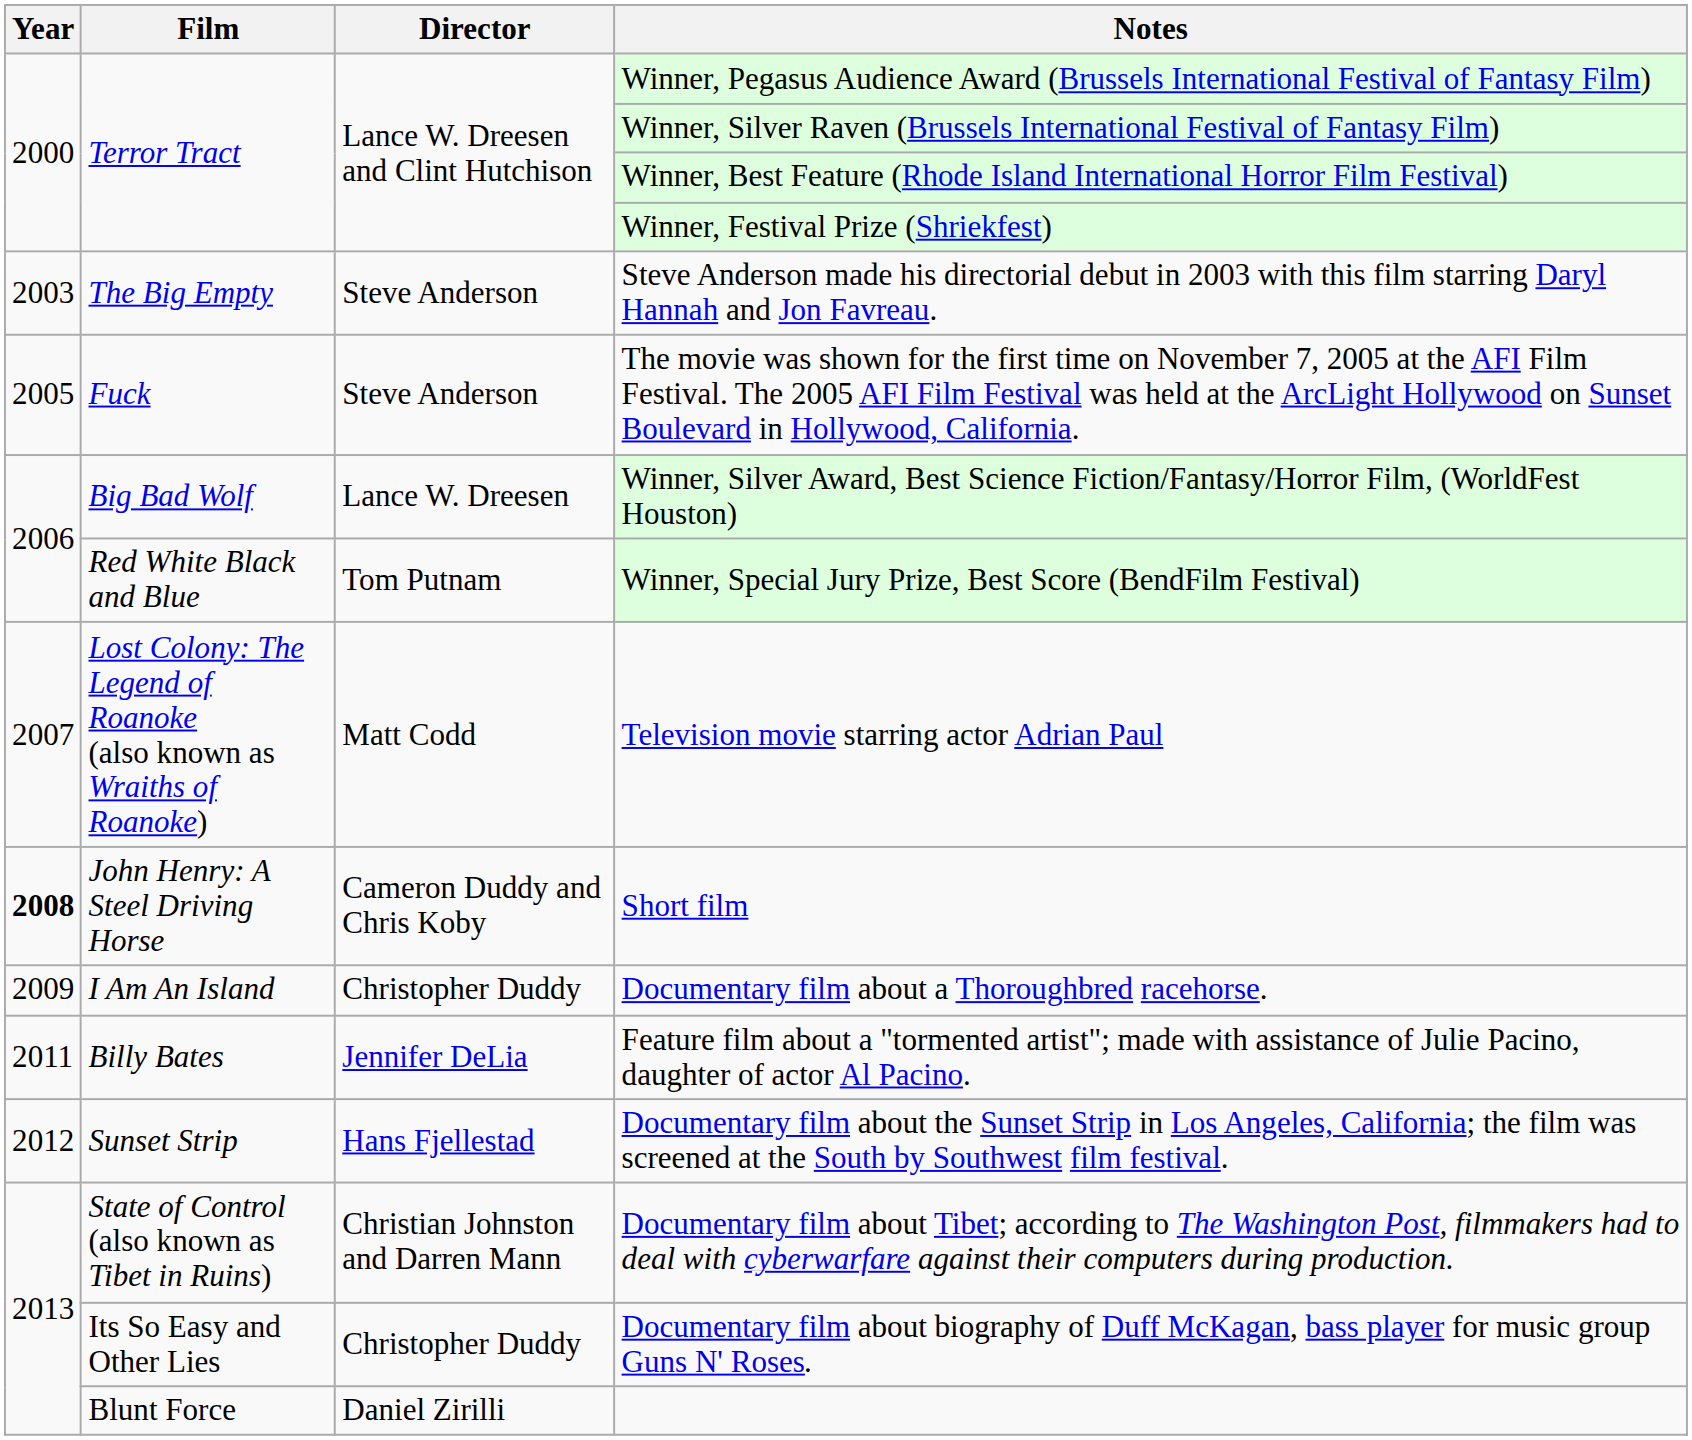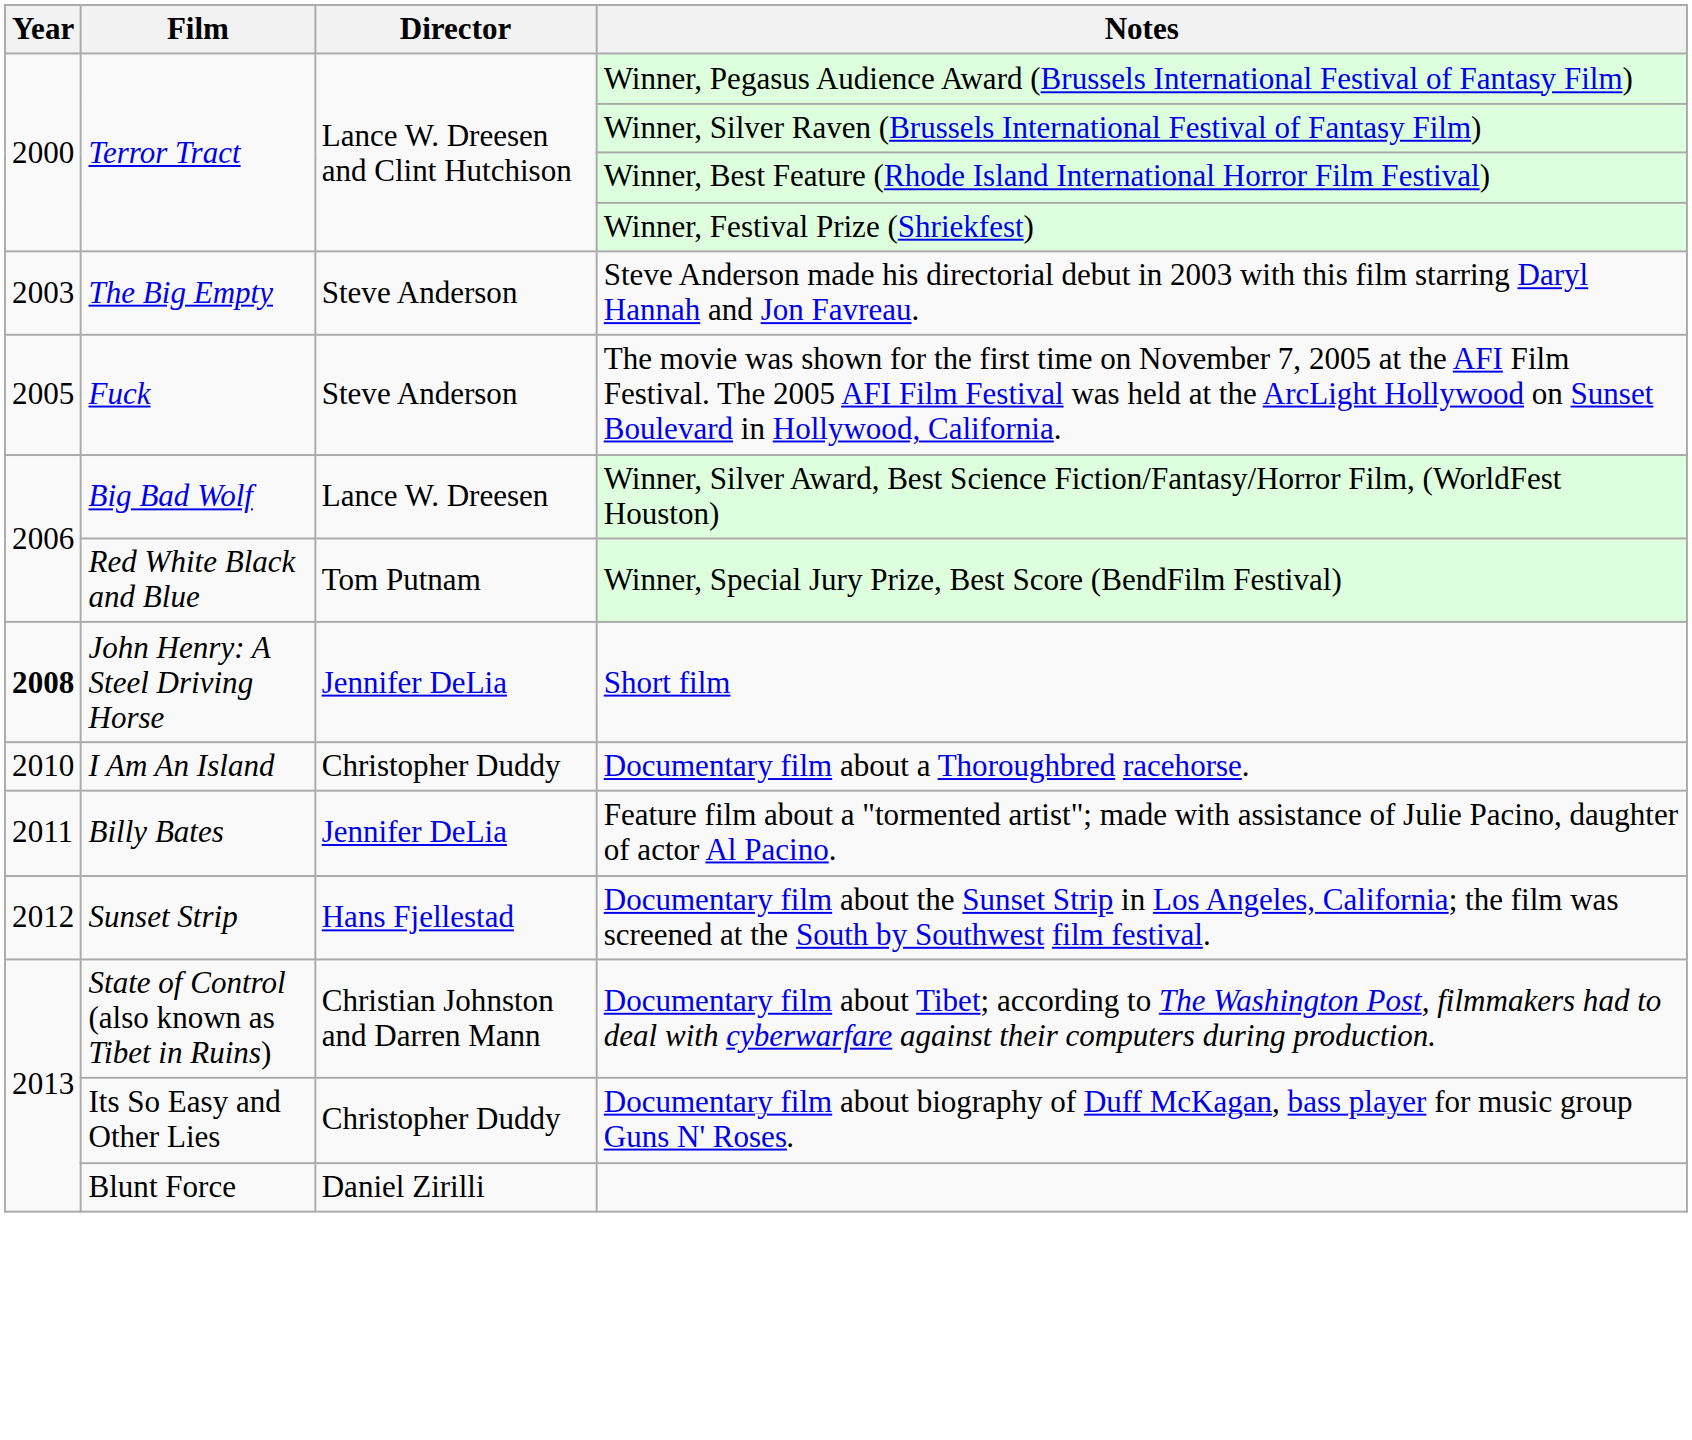- row: (893, 734)
(472, 905) Cameron Duddy and Chris Koby -> (414, 681) Jennifer DeLia
(43, 989) 2009 -> (43, 765) 2010
